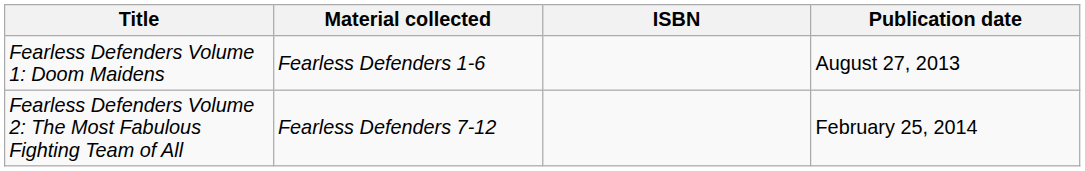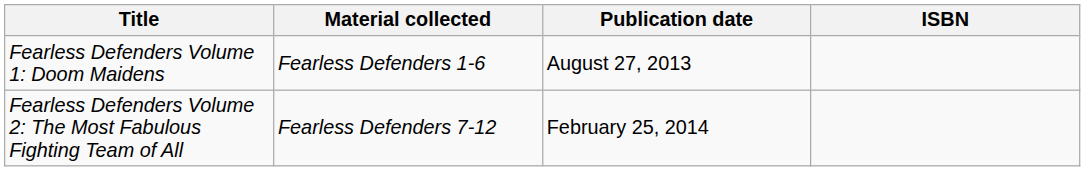columns swapped: (945, 20) <-> (677, 20)
